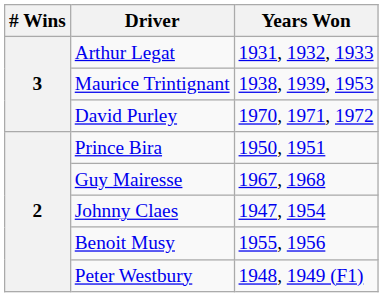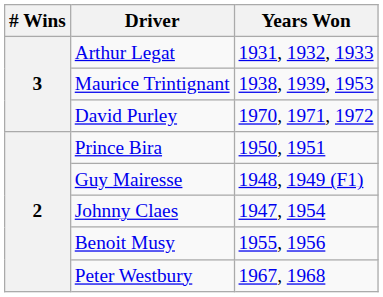(282, 179) 1967, 1968 -> (301, 179) 1948, 1949 (F1)
(301, 275) 1948, 1949 (F1) -> (282, 275) 1967, 1968
